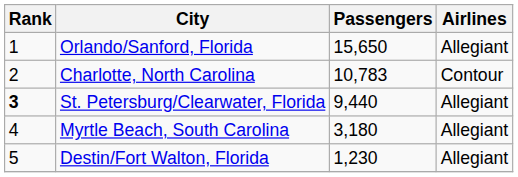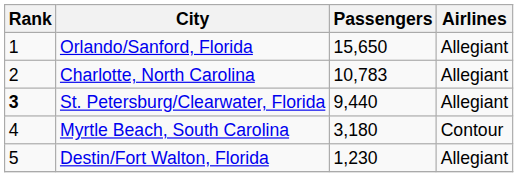(472, 75) Contour -> (474, 75) Allegiant
(474, 130) Allegiant -> (472, 130) Contour
